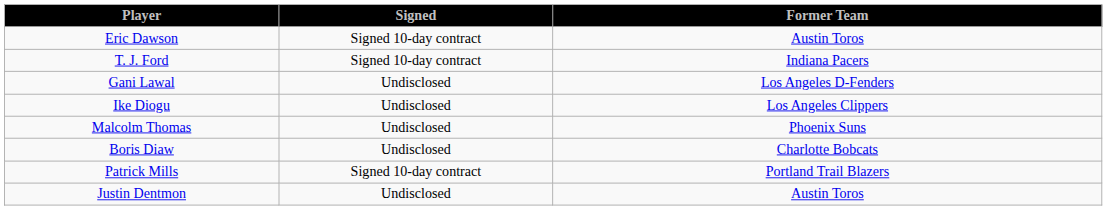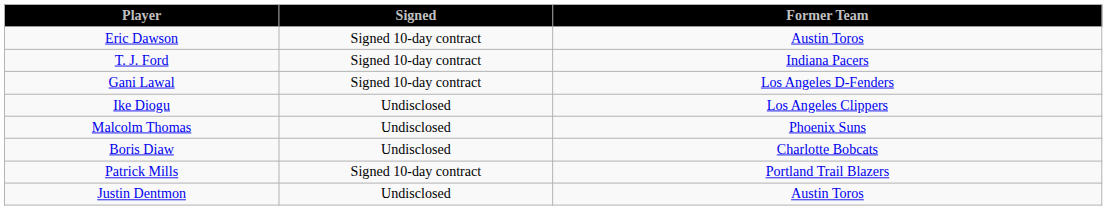(416, 82) Undisclosed -> (416, 82) Signed 10-day contract
